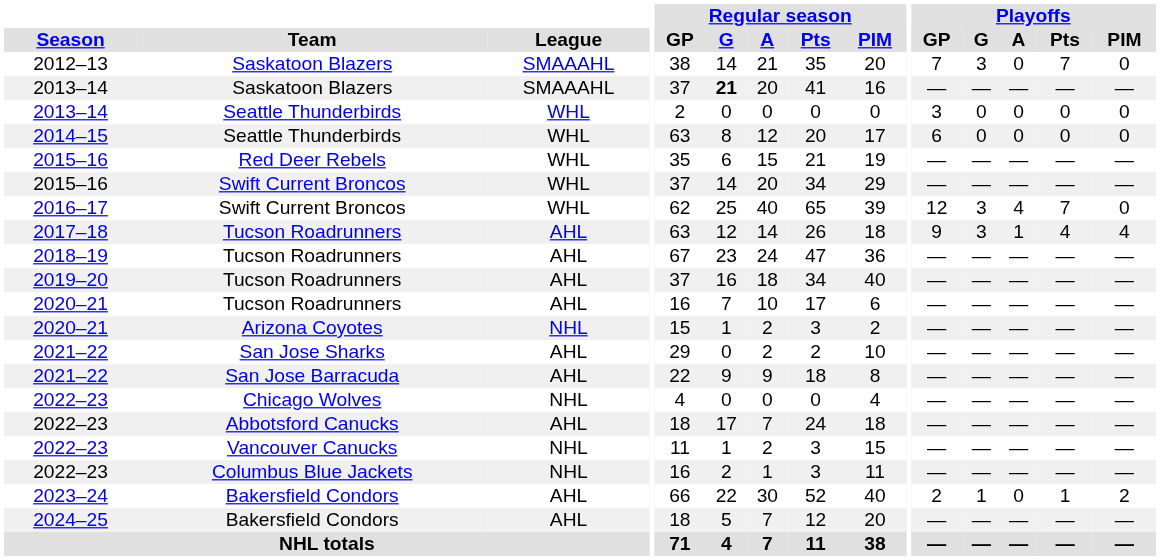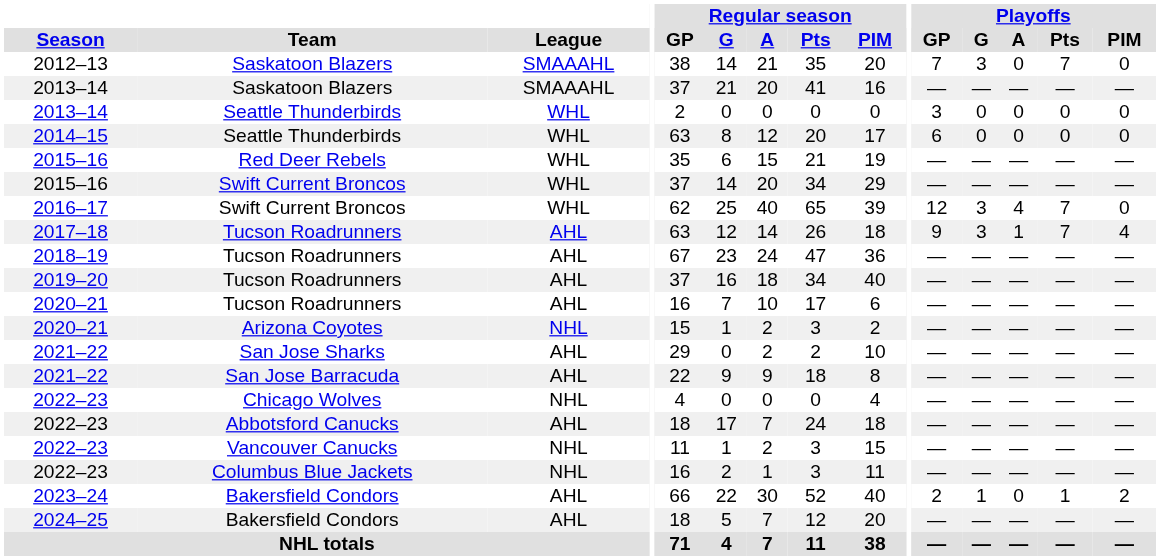(726, 87) bold -> (726, 87) normal
(1065, 231) 4 -> (1065, 231) 7
